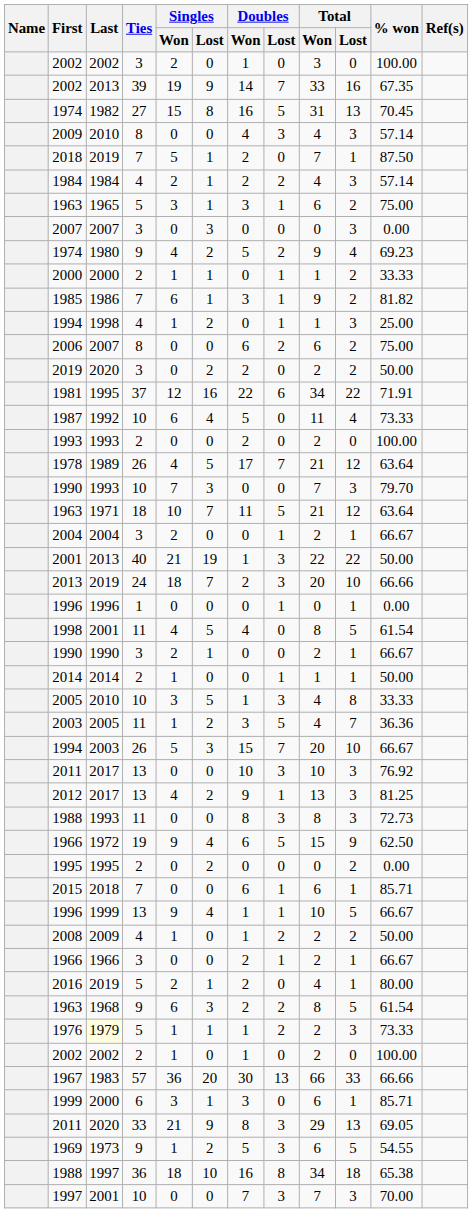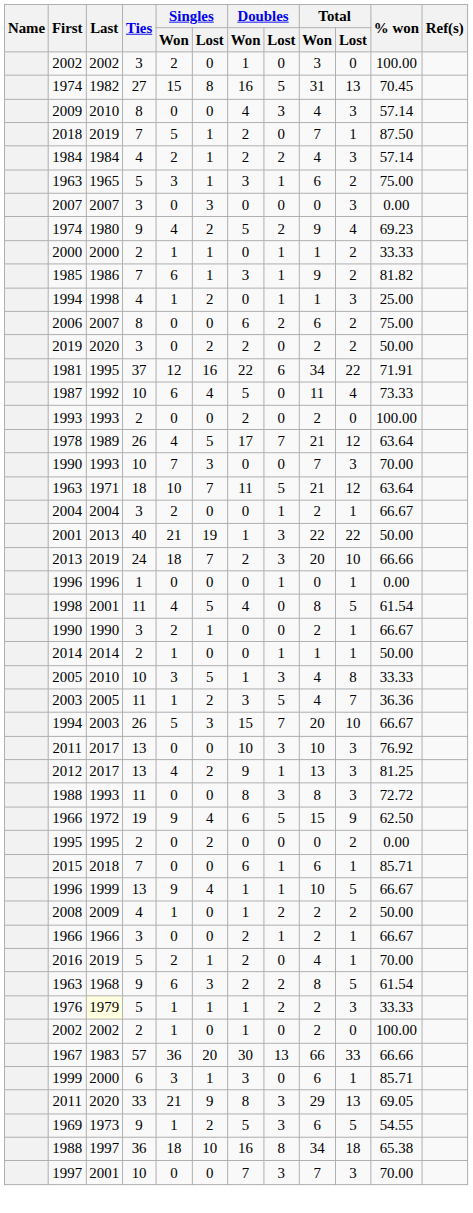- row: (67, 87)
(396, 488) 79.70 -> (396, 464) 70.00
(396, 818) 72.73 -> (396, 795) 72.72
(396, 983) 80.00 -> (396, 960) 70.00
(396, 1031) 73.33 -> (396, 1007) 33.33
